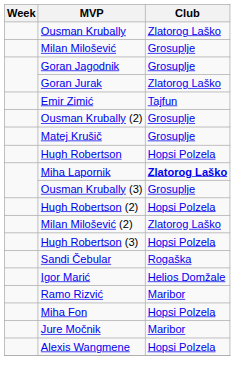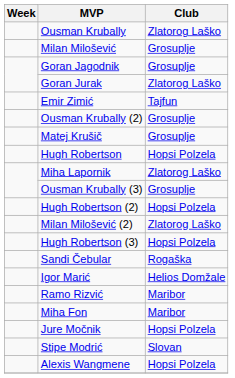(187, 171) bold -> (184, 171) normal
(182, 312) Hopsi Polzela -> (166, 312) Maribor
(166, 330) Maribor -> (182, 330) Hopsi Polzela
+ row: (72, 347)
